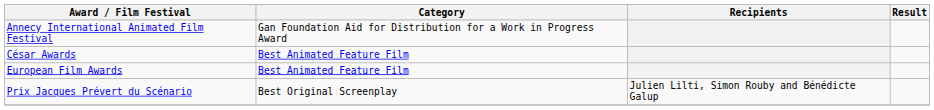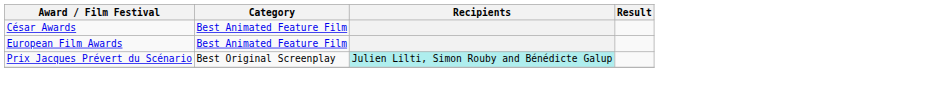- row: (105, 33)
(743, 92) no background -> (482, 59) paleturquoise background
